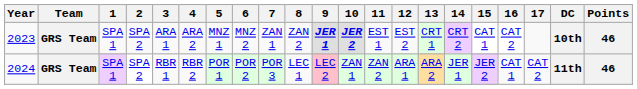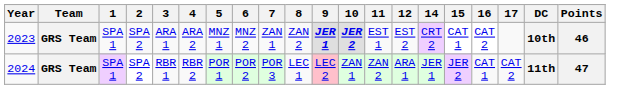- column: (431, 14)
(608, 69) 46 -> (582, 69) 47
